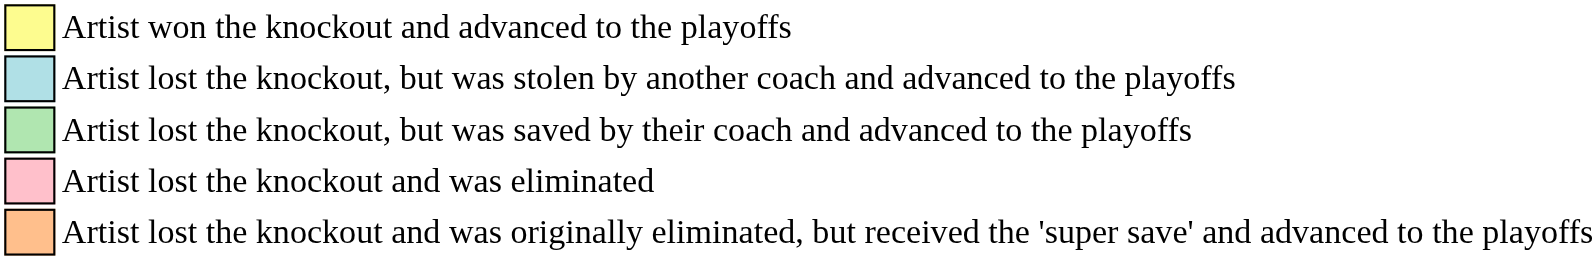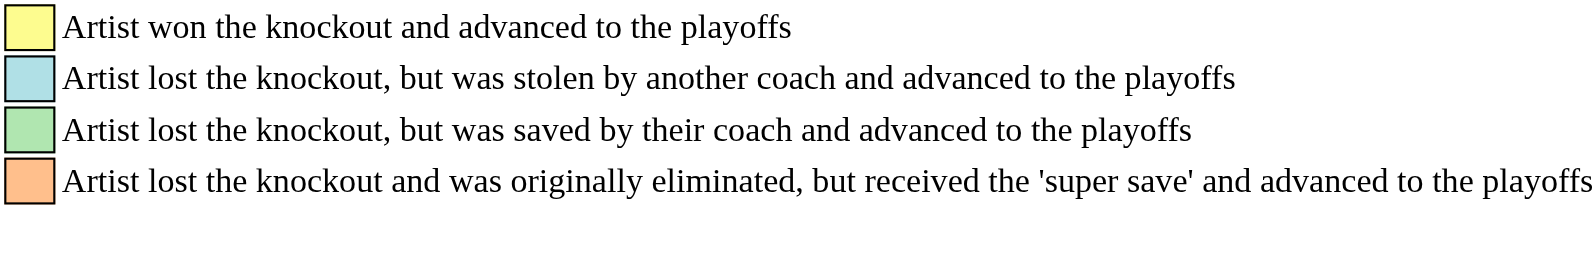- row: (358, 180)
